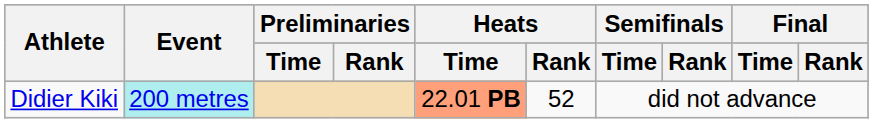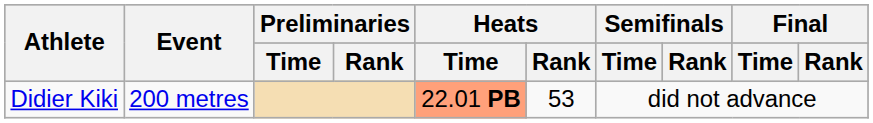(189, 100) paleturquoise background -> (189, 100) no background
(561, 100) 52 -> (561, 100) 53
